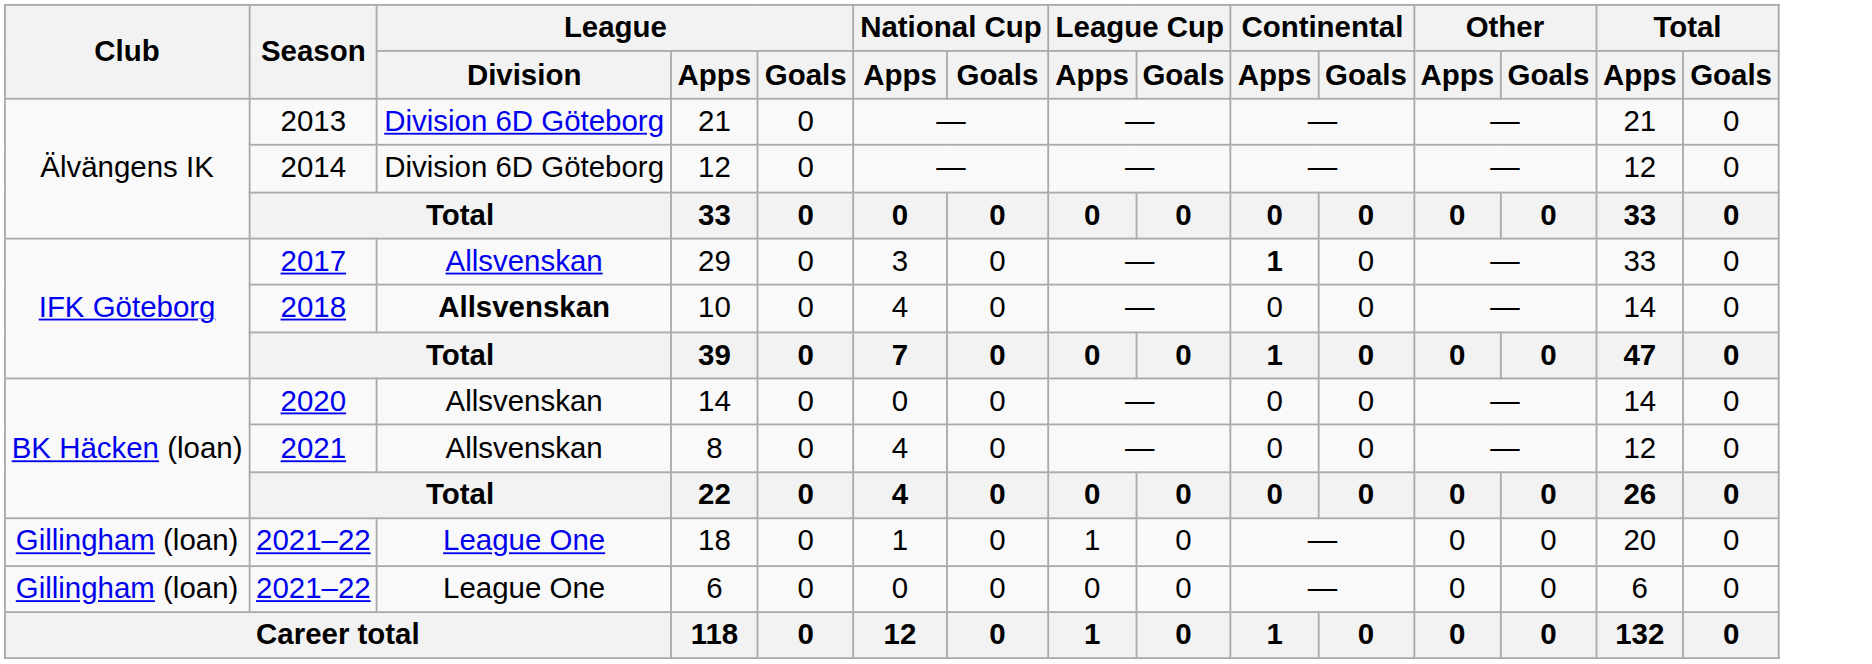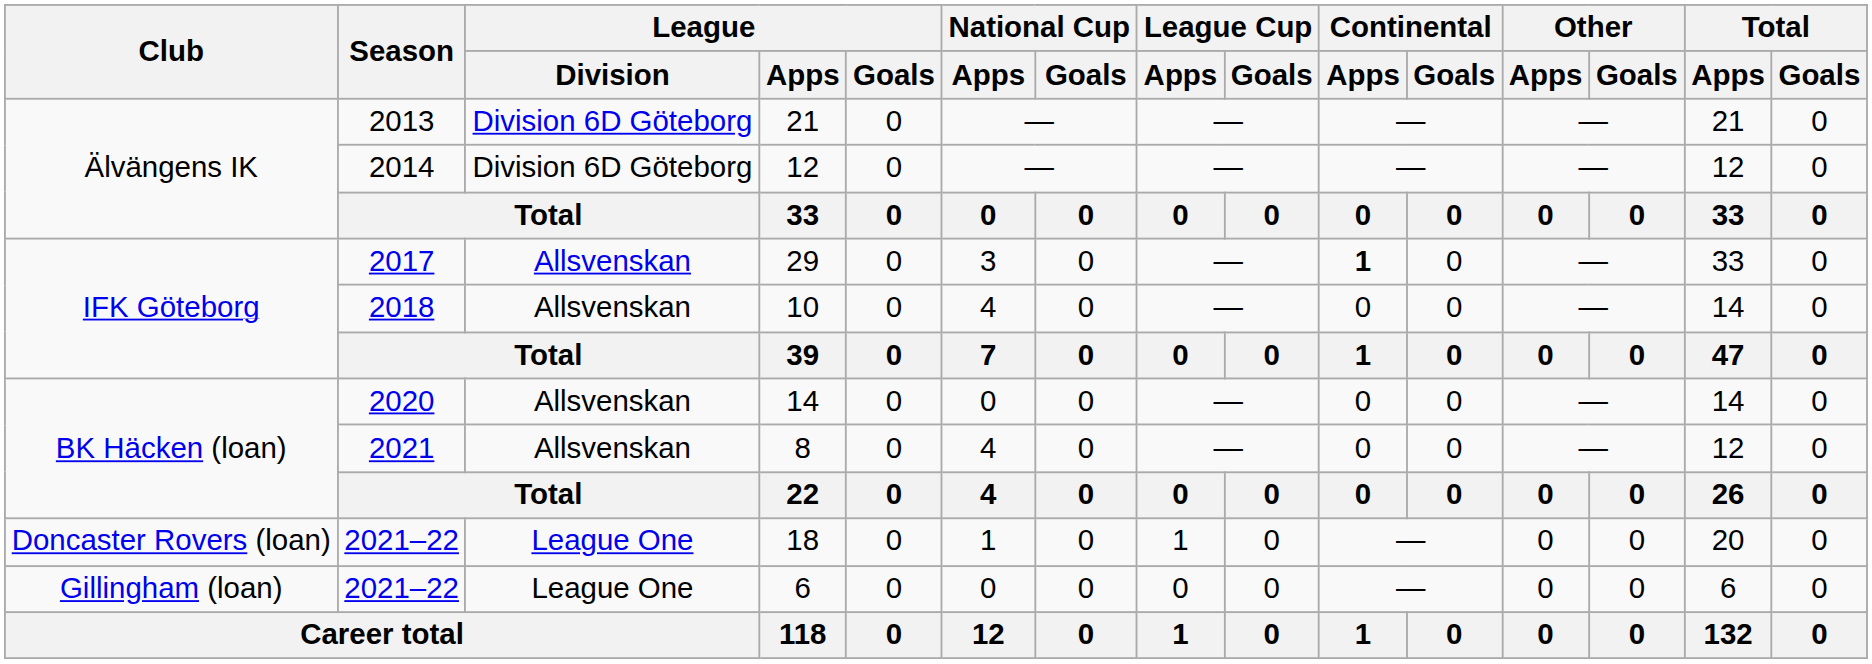(524, 307) bold -> (612, 307) normal
(127, 541) Gillingham (loan) -> (171, 541) Doncaster Rovers (loan)
